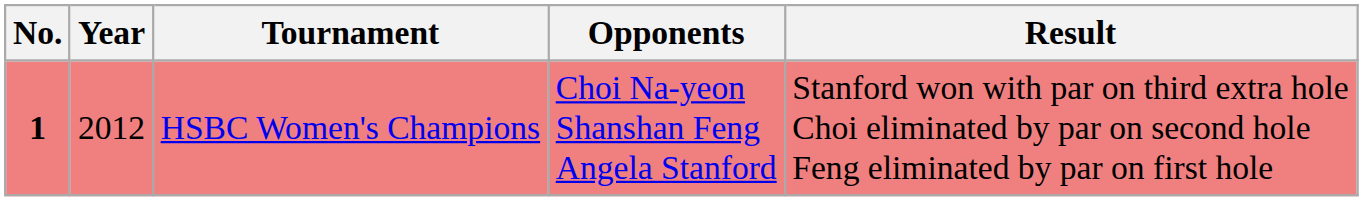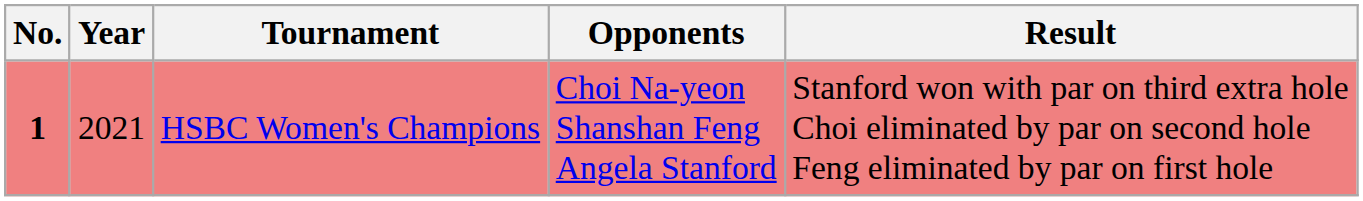(111, 127) 2012 -> (111, 127) 2021
